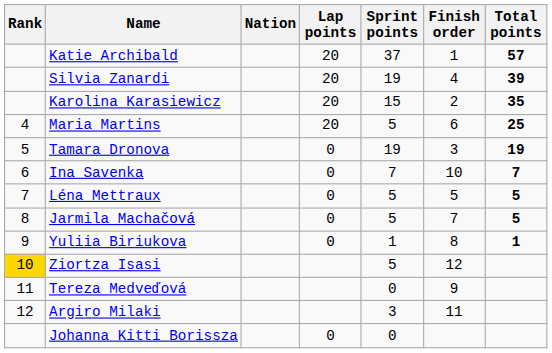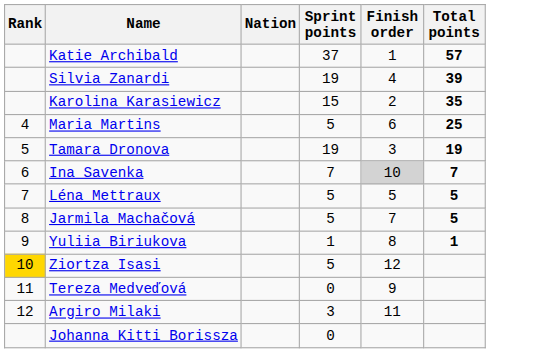- column: (331, 24)
(454, 173) no background -> (392, 173) lightgrey background
